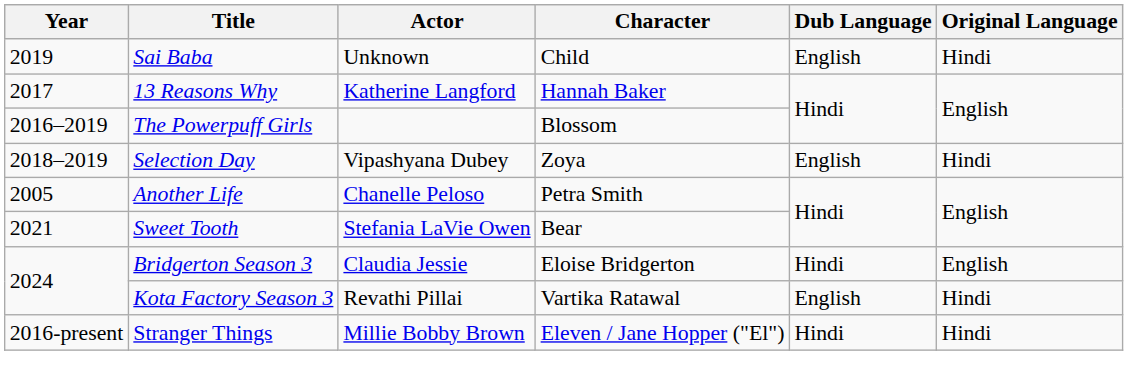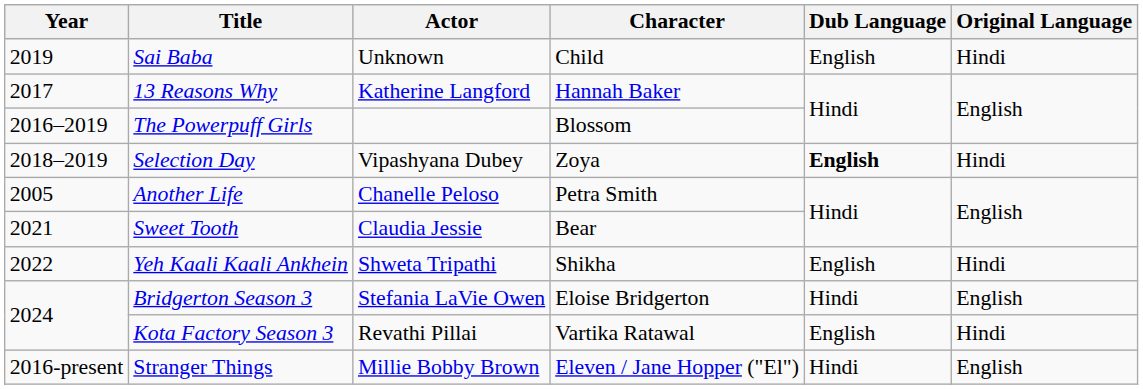(828, 159) normal -> (844, 159) bold
(437, 228) Stefania LaVie Owen -> (420, 228) Claudia Jessie
+ row: (241, 263)
(405, 263) Claudia Jessie -> (452, 297) Stefania LaVie Owen
(966, 332) Hindi -> (990, 366) English
